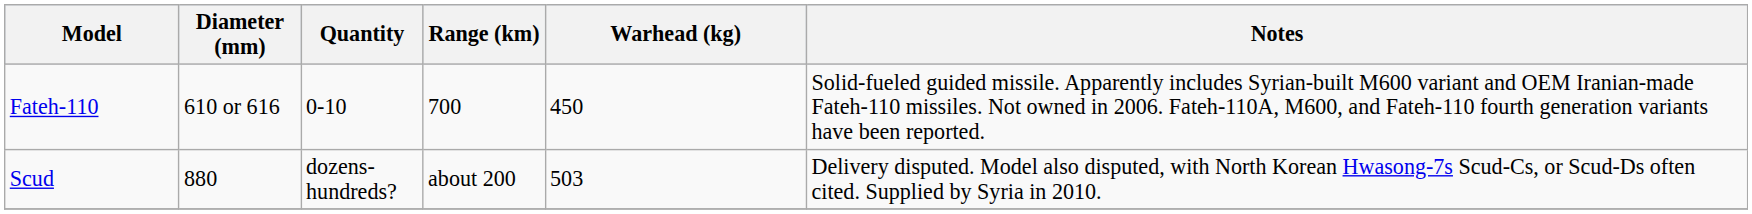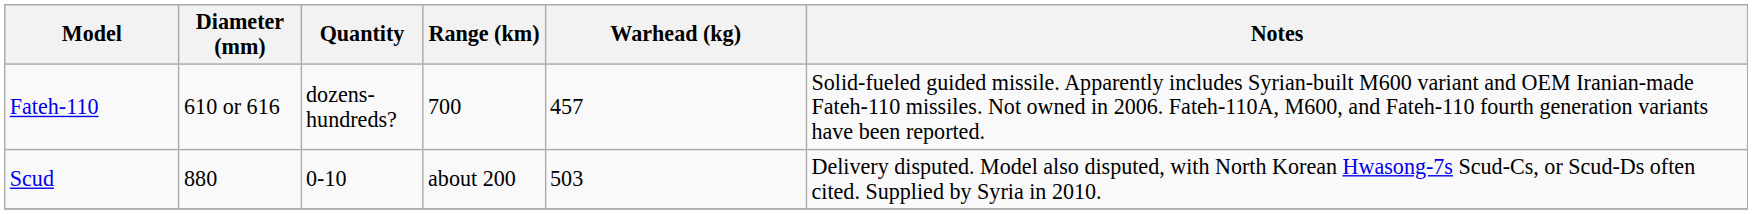(326, 106) 0-10 -> (351, 106) dozens-hundreds?
(567, 106) 450 -> (567, 106) 457
(351, 178) dozens-hundreds? -> (326, 178) 0-10
